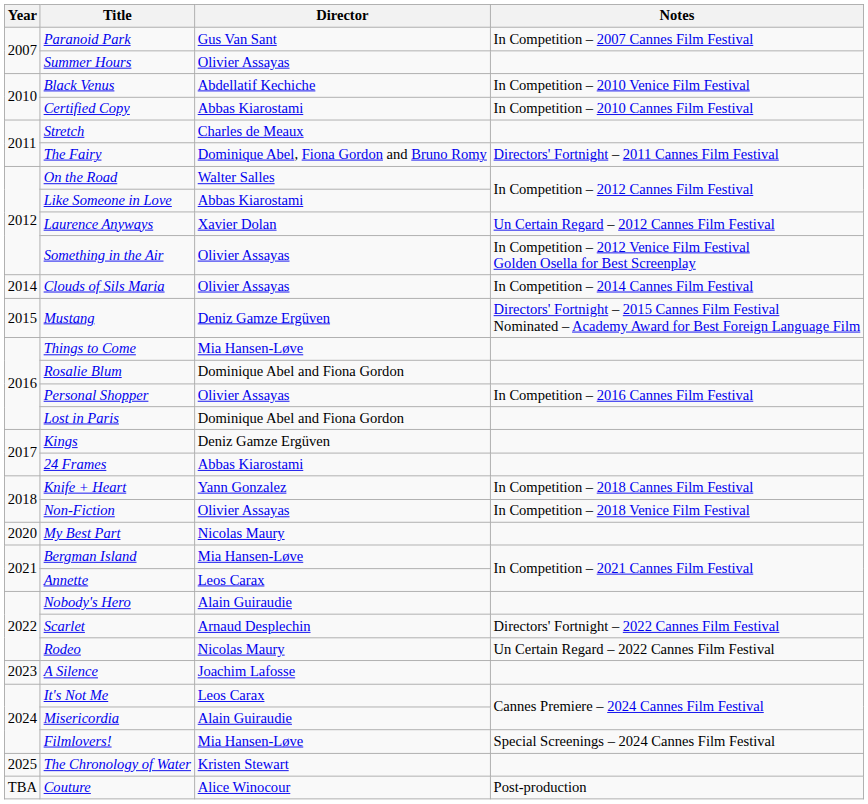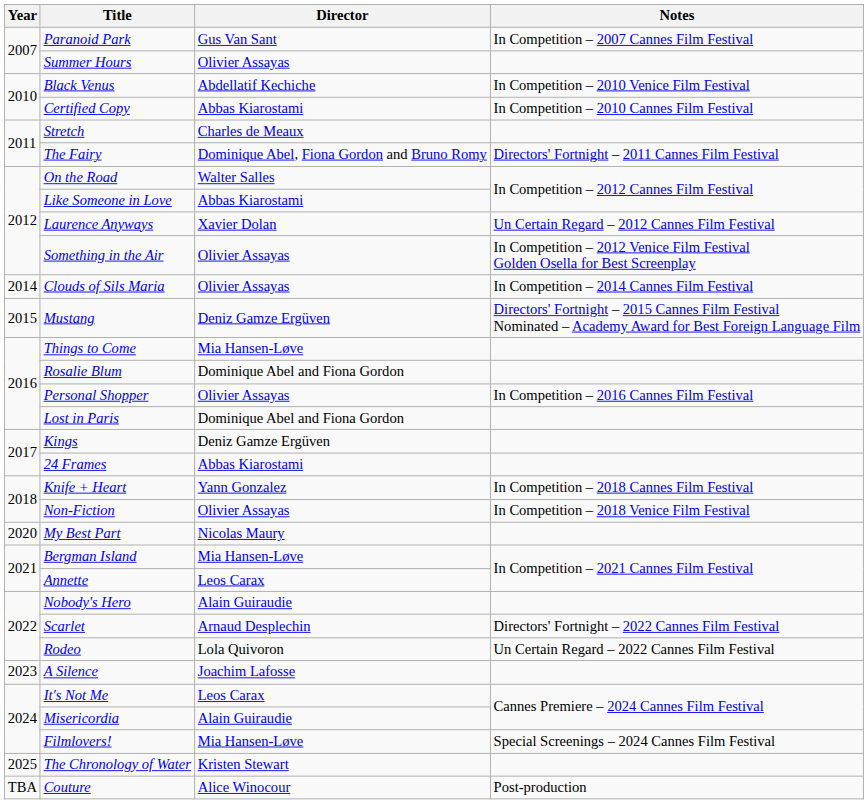(241, 649) Nicolas Maury -> (241, 649) Lola Quivoron
